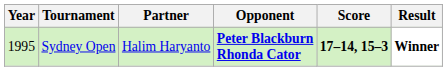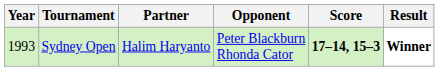(21, 46) 1995 -> (21, 46) 1993
(265, 46) bold -> (261, 46) normal
